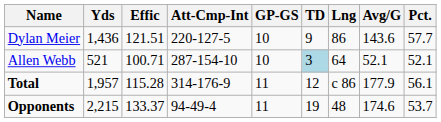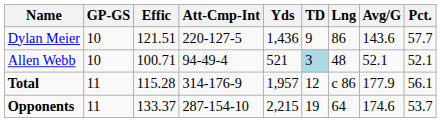columns swapped: (277, 15) <-> (103, 15)
(204, 60) 287-154-10 -> (205, 60) 94-49-4
(339, 60) 64 -> (339, 60) 48
(194, 106) 94-49-4 -> (216, 106) 287-154-10
(339, 106) 48 -> (339, 106) 64
